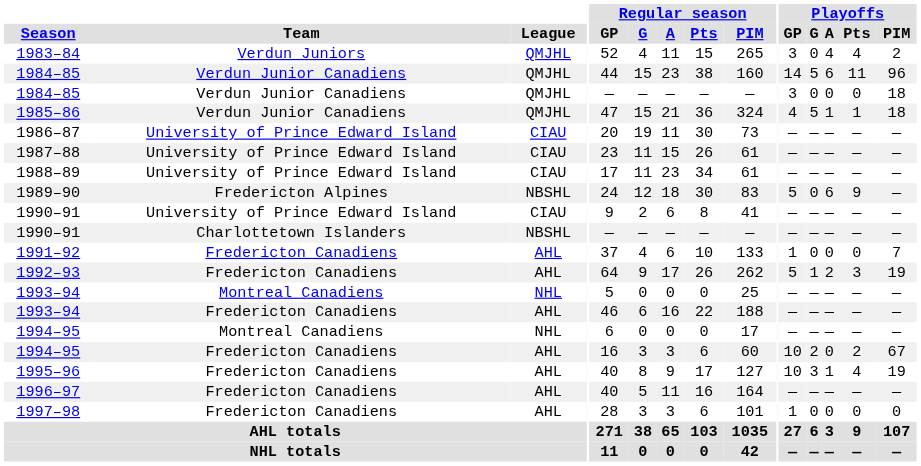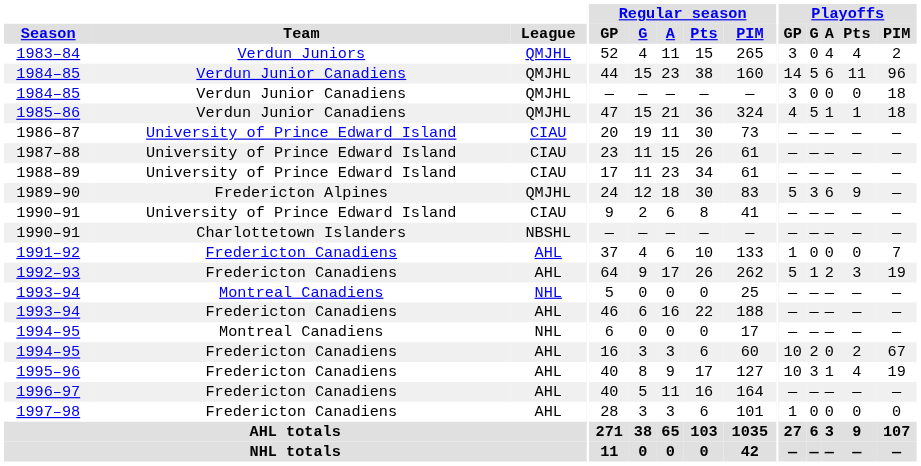(548, 193) NBSHL -> (548, 193) QMJHL
(814, 193) 0 -> (814, 193) 3
